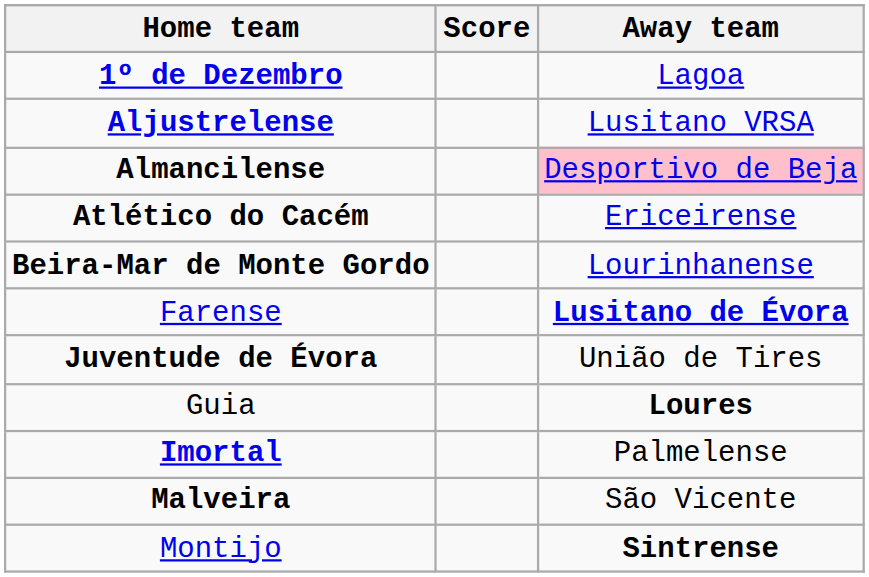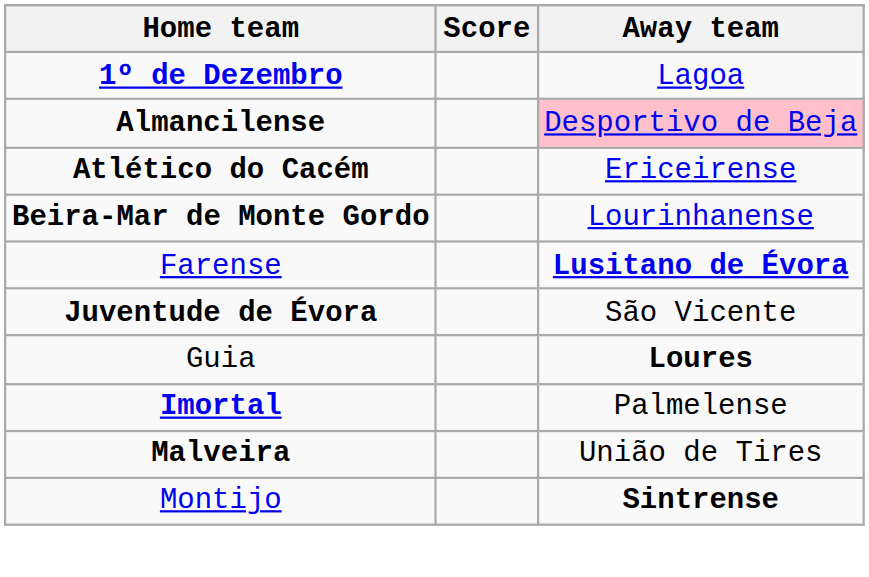- row: (221, 123)
(701, 359) União de Tires -> (701, 312) São Vicente
(701, 501) São Vicente -> (701, 454) União de Tires
